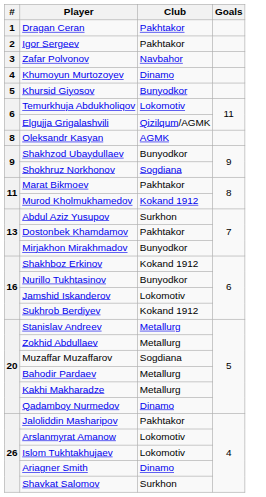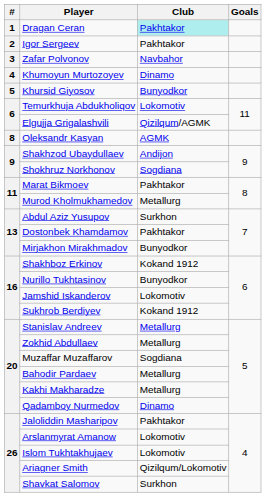(162, 28) no background -> (162, 28) paleturquoise background
(164, 153) Bunyodkor -> (156, 153) Andijon
(169, 201) Kokand 1912 -> (160, 201) Metallurg
(157, 468) Dinamo -> (183, 468) Qizilqum/Lokomotiv
